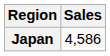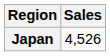(83, 39) 4,586 -> (83, 39) 4,526
